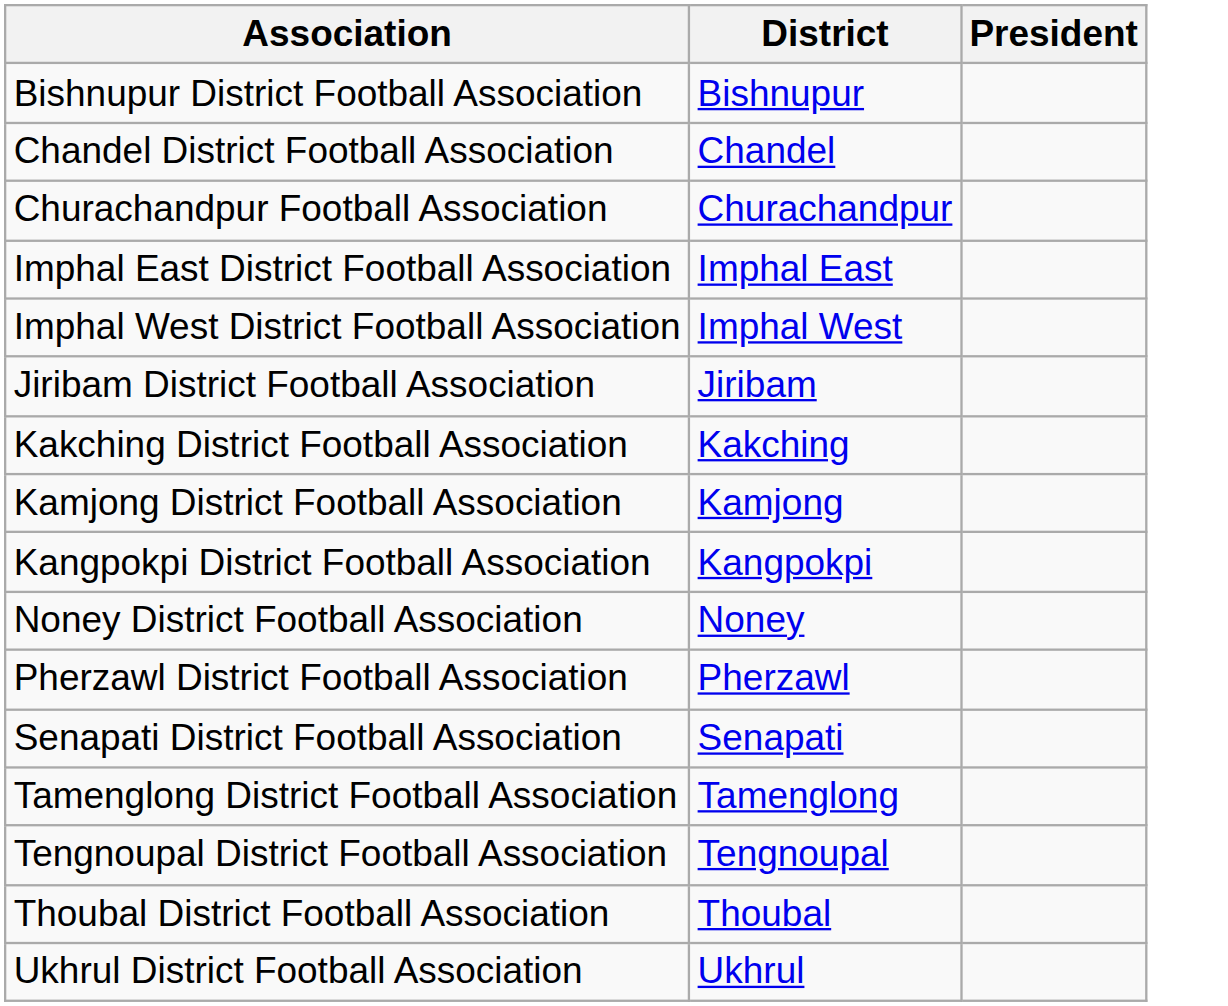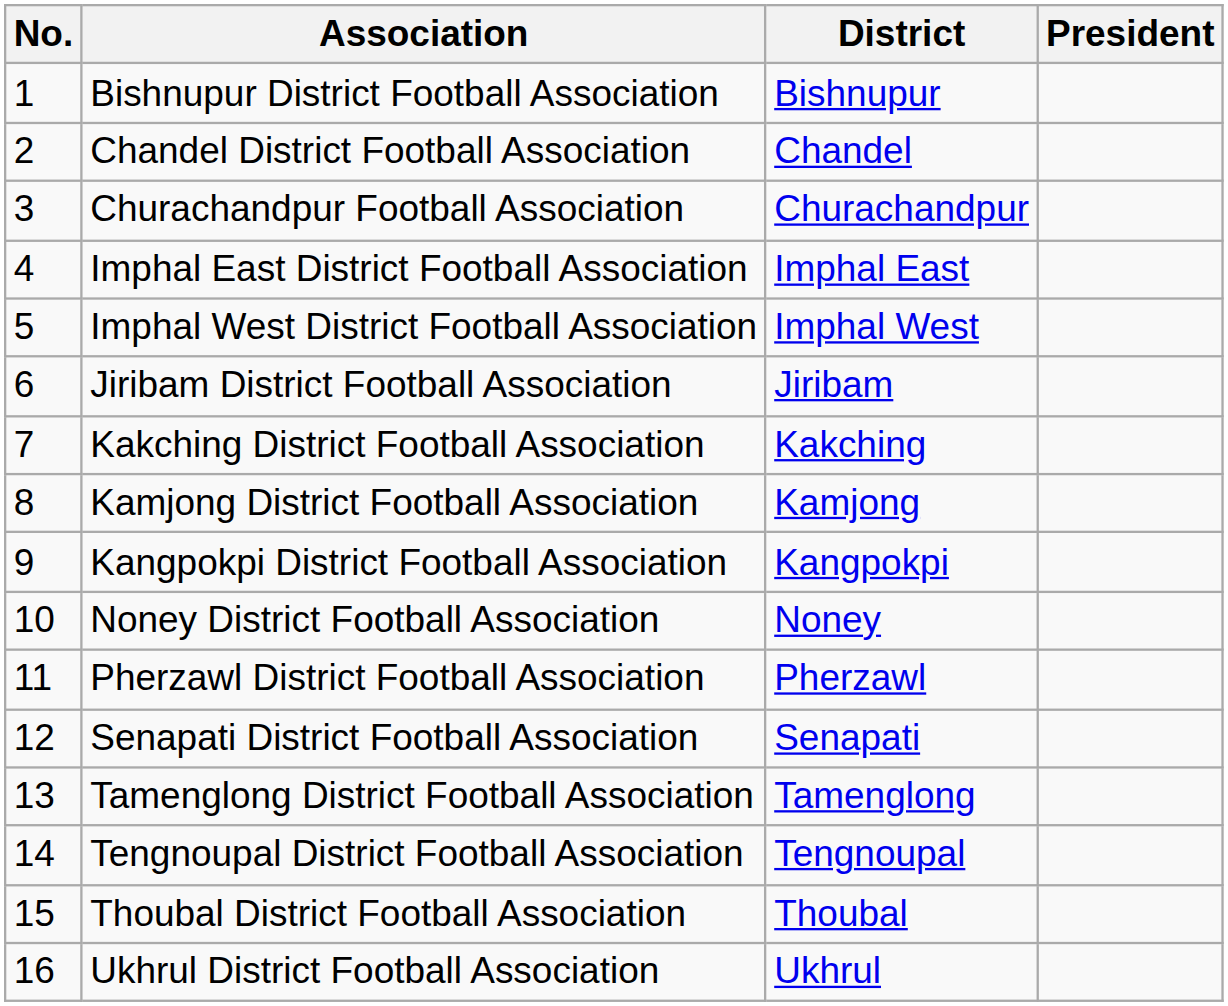+ column: (43, 33)
